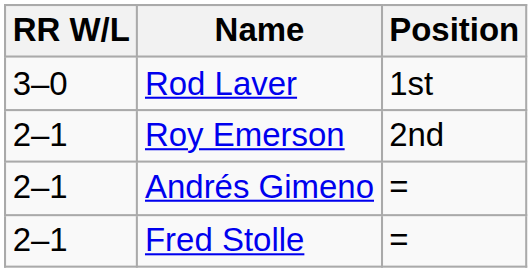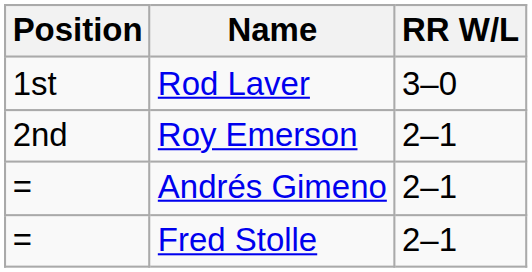columns swapped: (454, 30) <-> (71, 30)
